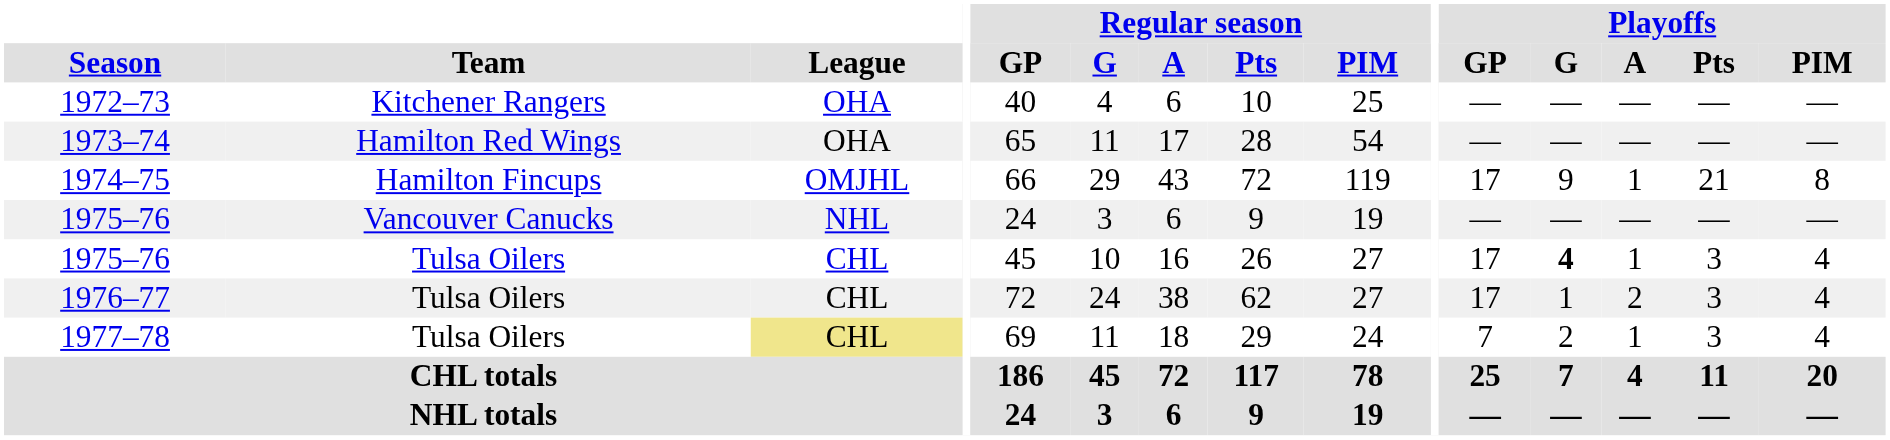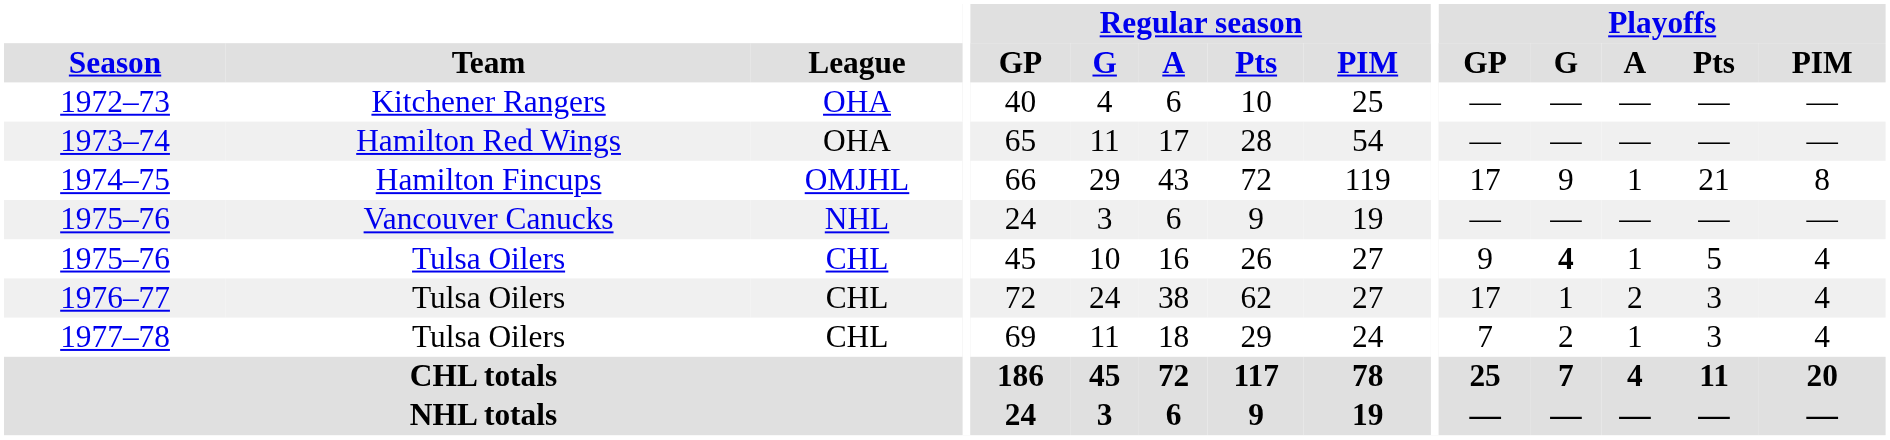(1485, 258) 17 -> (1485, 258) 9
(1714, 258) 3 -> (1714, 258) 5
(857, 336) khaki background -> (857, 336) no background
